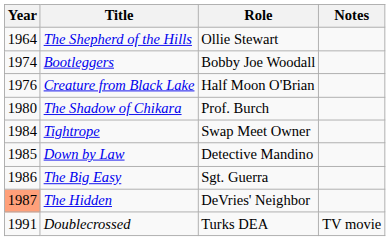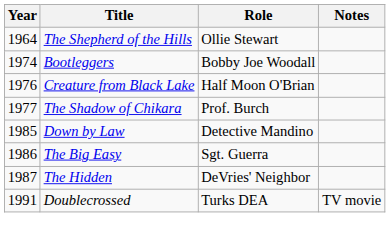(22, 108) 1980 -> (22, 108) 1977
- row: (72, 131)
(22, 200) lightsalmon background -> (22, 177) no background
